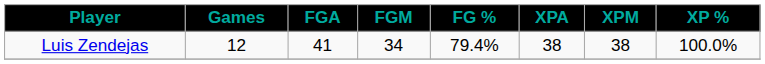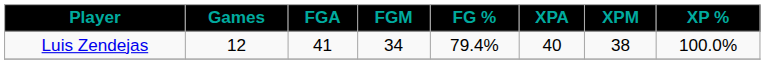(552, 45) 38 -> (552, 45) 40
